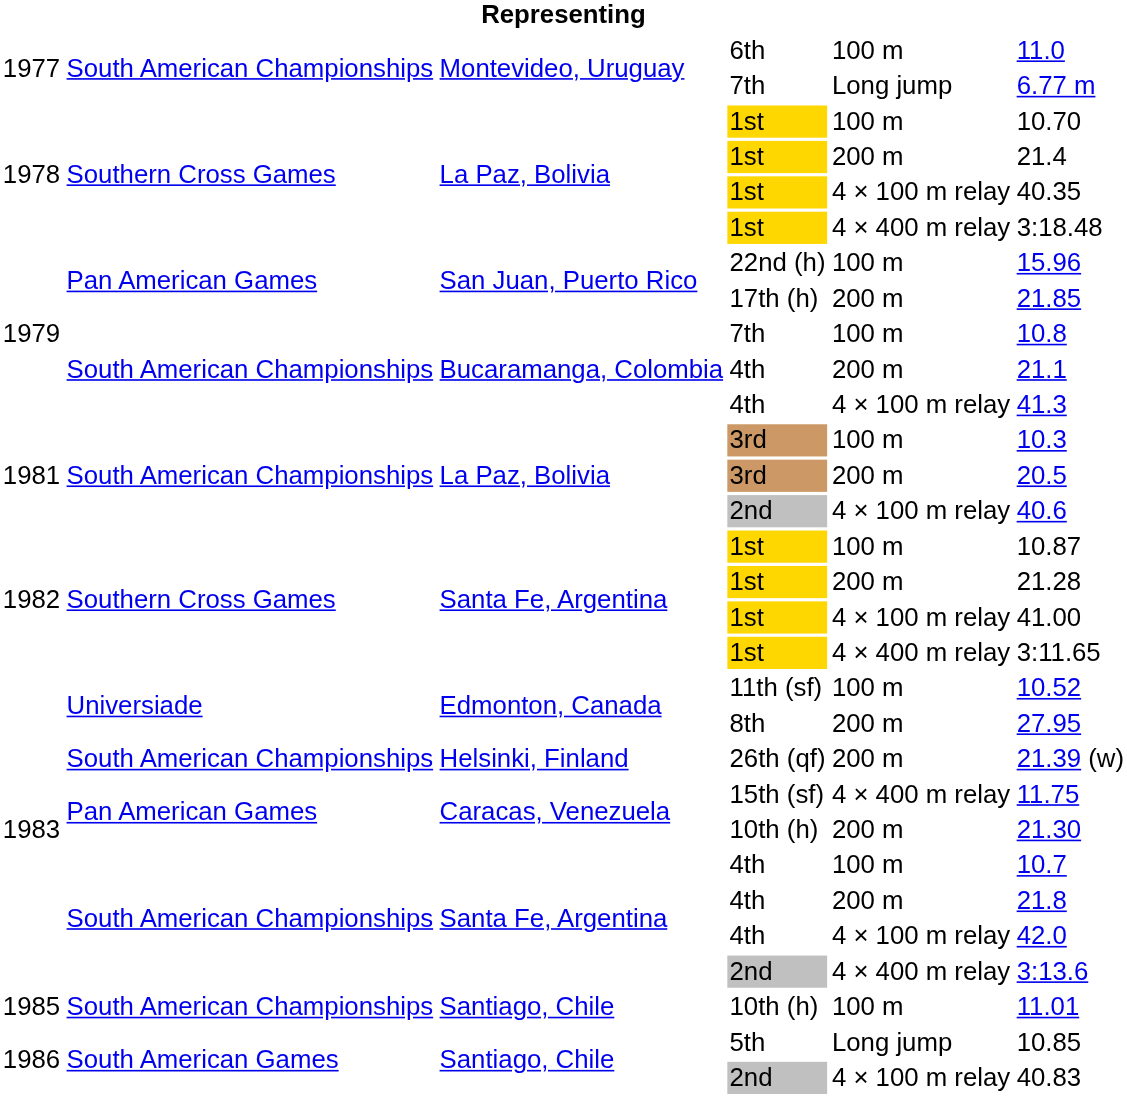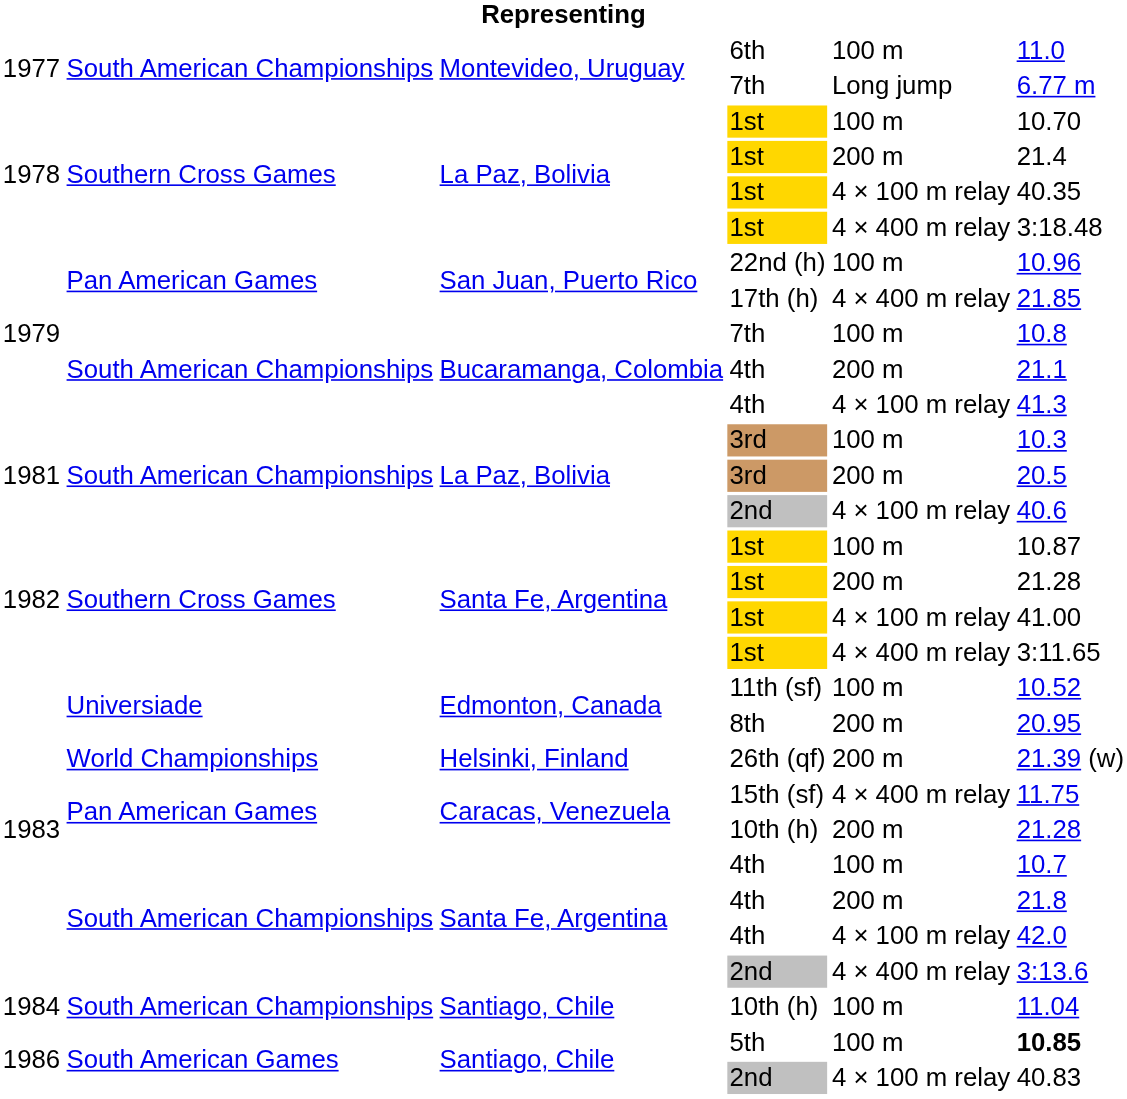(1049, 262) 15.96 -> (1049, 262) 10.96
(868, 298) 200 m -> (921, 298) 4 × 400 m relay
(1049, 723) 27.95 -> (1049, 723) 20.95
(250, 758) South American Championships -> (192, 758) World Championships
(1049, 829) 21.30 -> (1049, 829) 21.28
(31, 1006) 1985 -> (31, 1006) 1984
(1048, 1006) 11.01 -> (1048, 1006) 11.04
(892, 1042) Long jump -> (868, 1042) 100 m
(1049, 1042) normal -> (1049, 1042) bold
